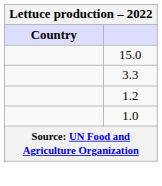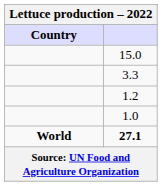+ row: (130, 136)
